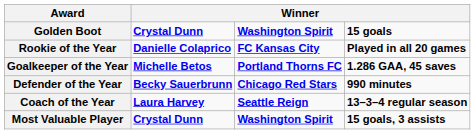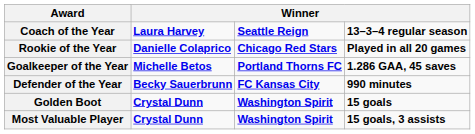rows swapped: (68, 31) <-> (68, 102)
(278, 48) FC Kansas City -> (287, 48) Chicago Red Stars
(287, 84) Chicago Red Stars -> (278, 84) FC Kansas City
